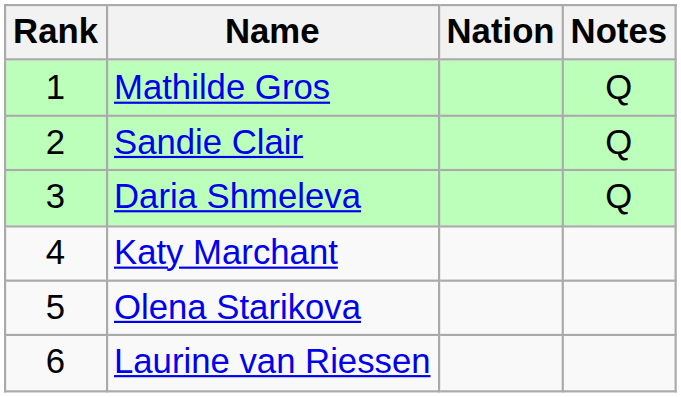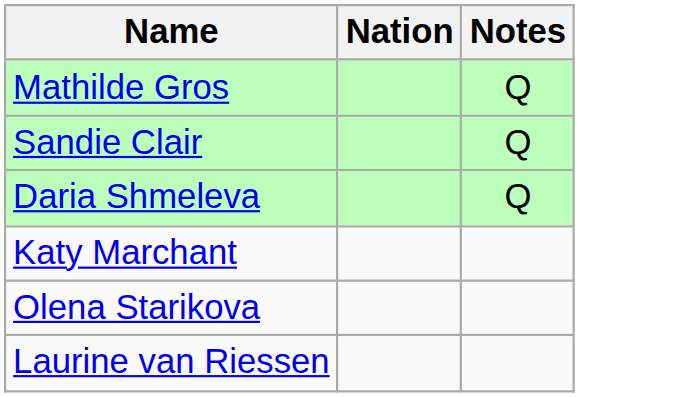- column: (56, 32)
